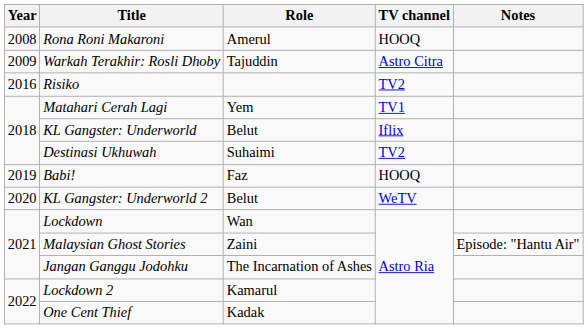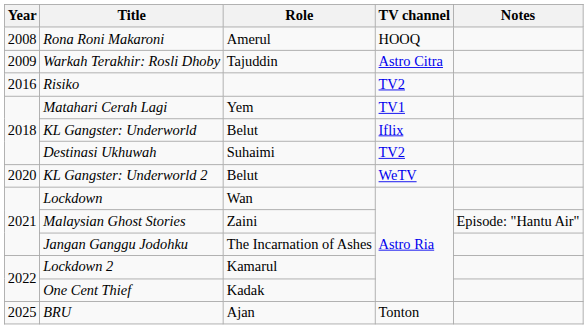- row: (59, 175)
+ row: (57, 312)
